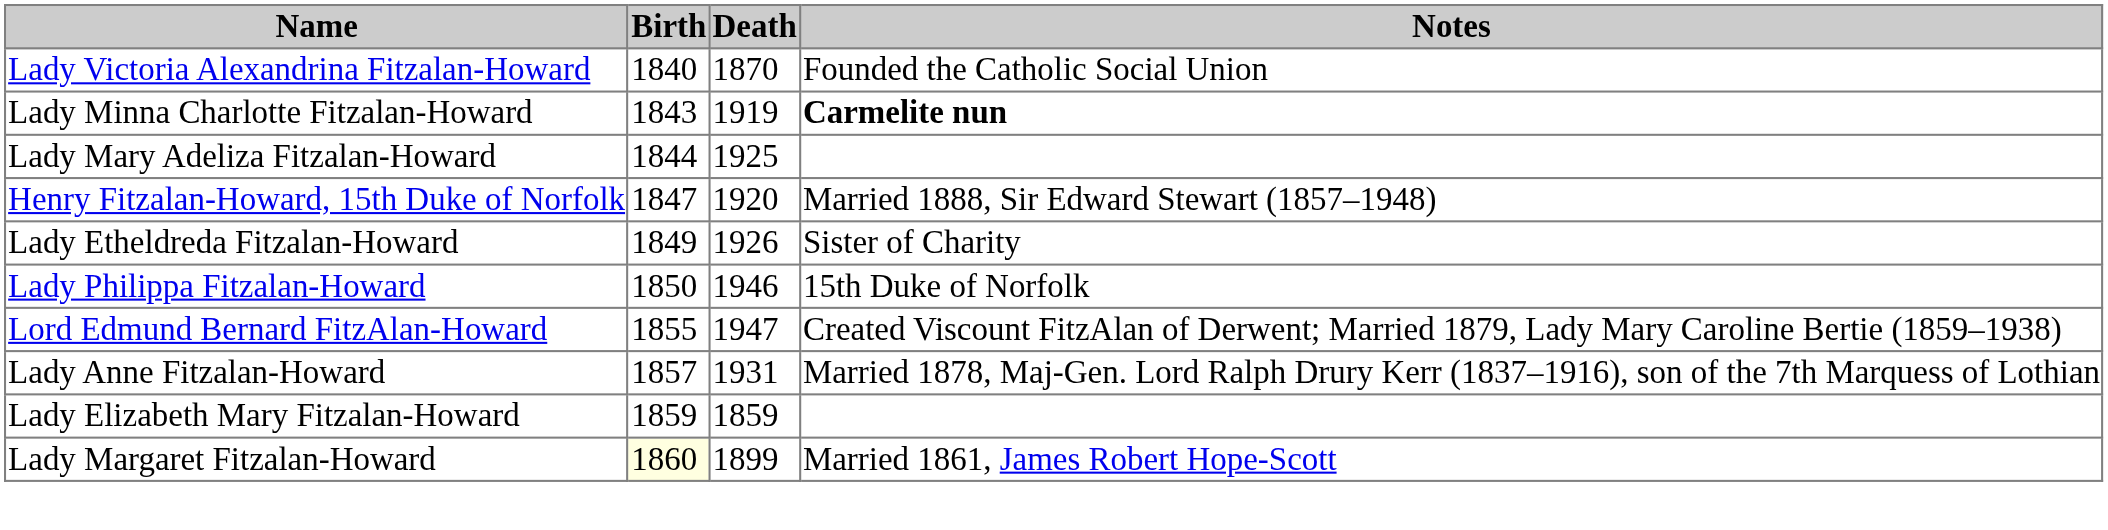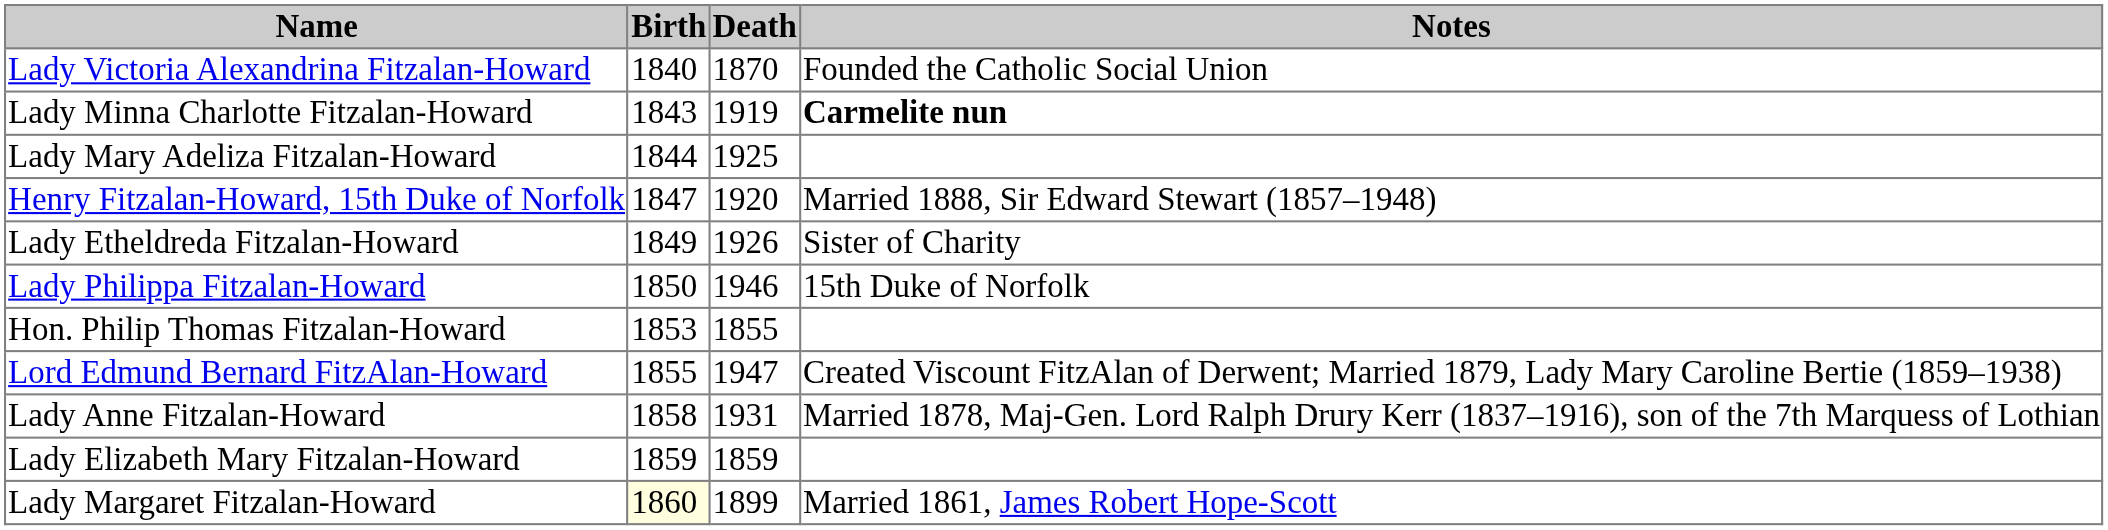+ row: (257, 328)
(664, 372) 1857 -> (664, 415) 1858
